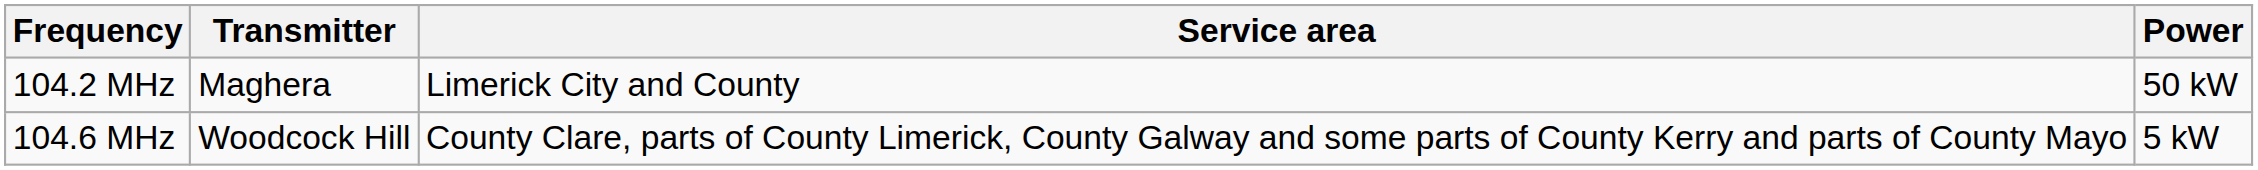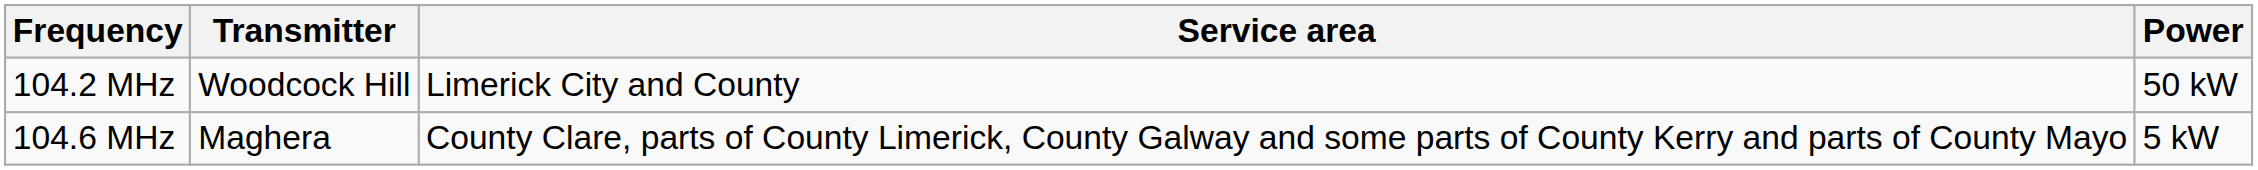(265, 84) Maghera -> (304, 84) Woodcock Hill
(304, 137) Woodcock Hill -> (265, 137) Maghera
